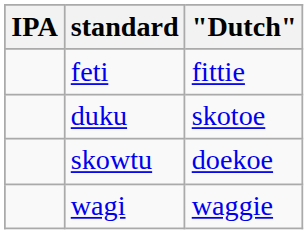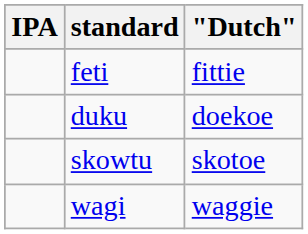(229, 116) skotoe -> (232, 116) doekoe
(232, 160) doekoe -> (229, 160) skotoe
